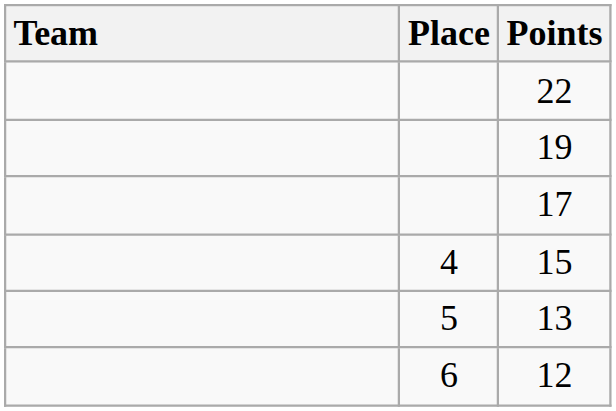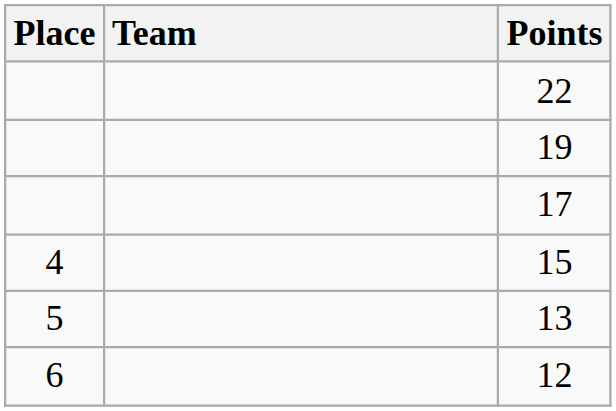columns swapped: (449, 33) <-> (56, 33)
